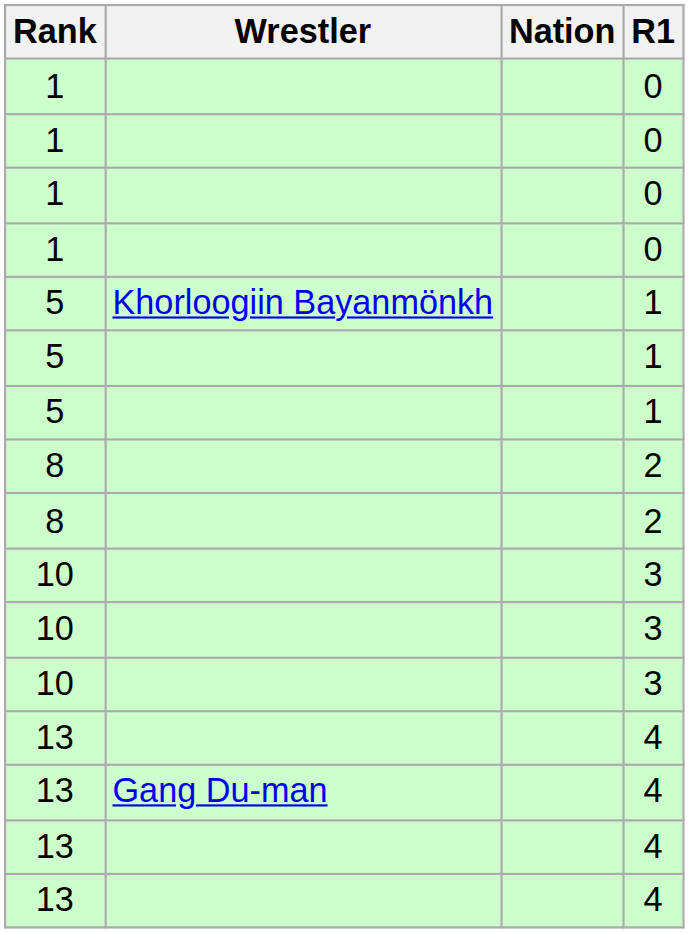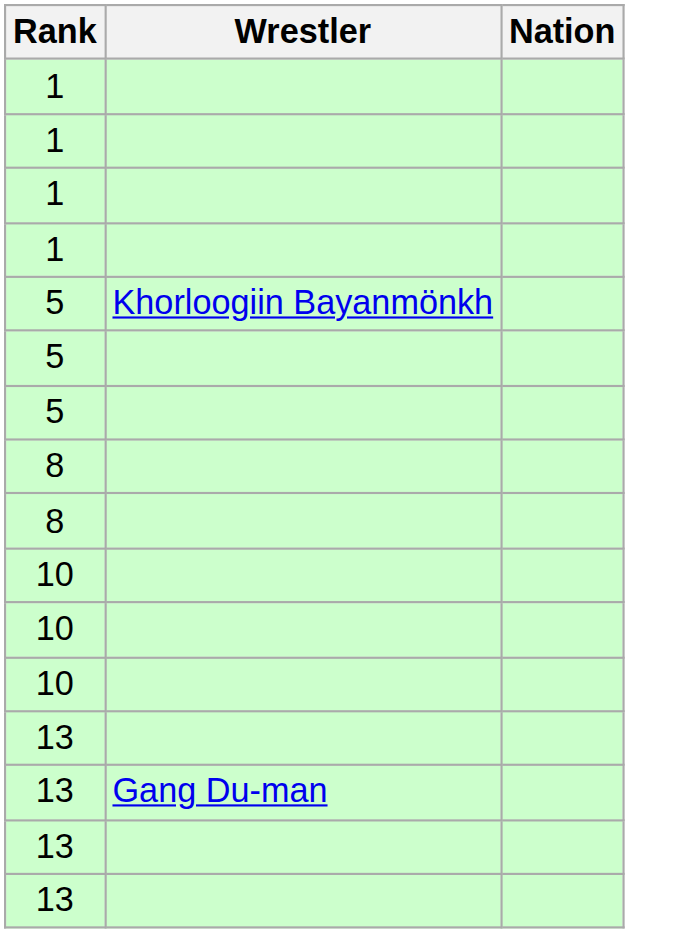- column: (653, 31)
